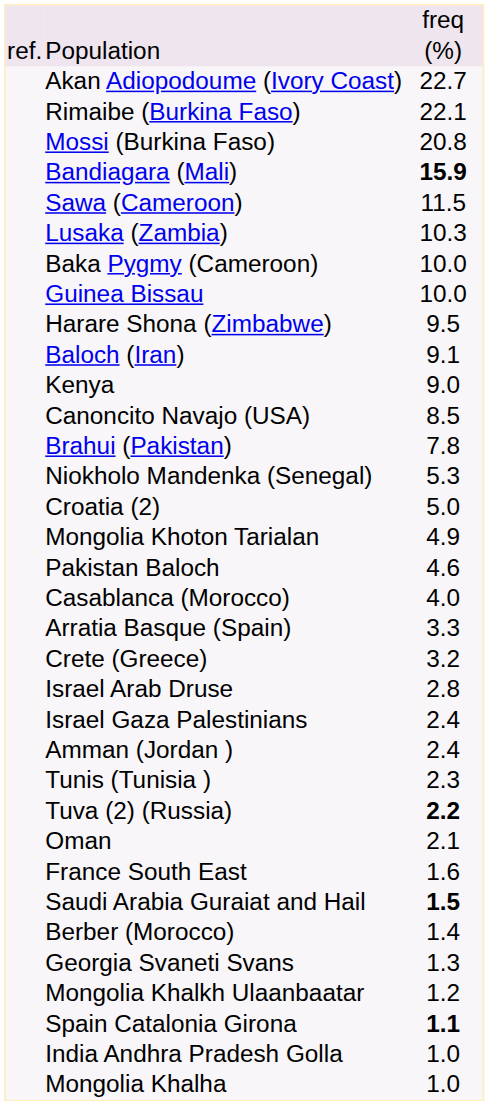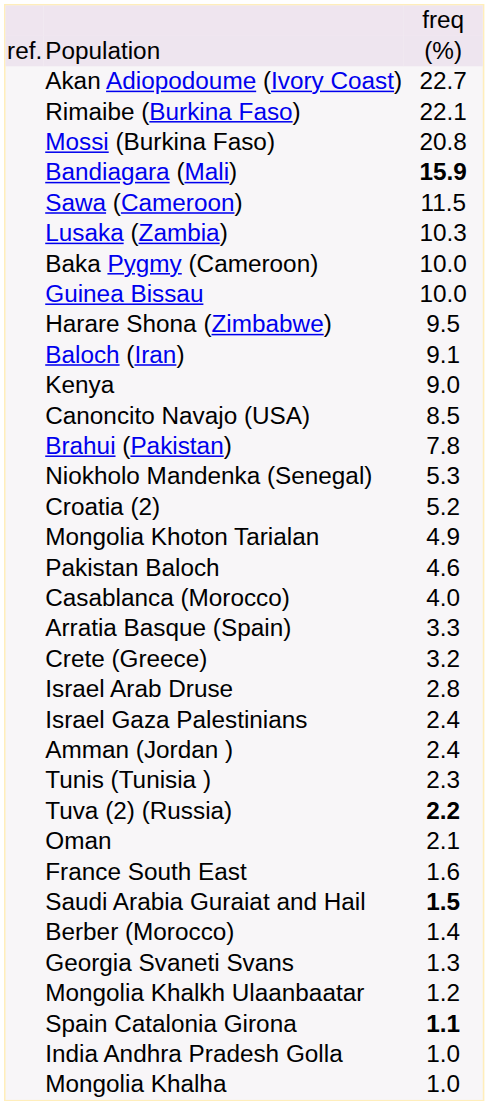(443, 506) 5.0 -> (443, 506) 5.2
